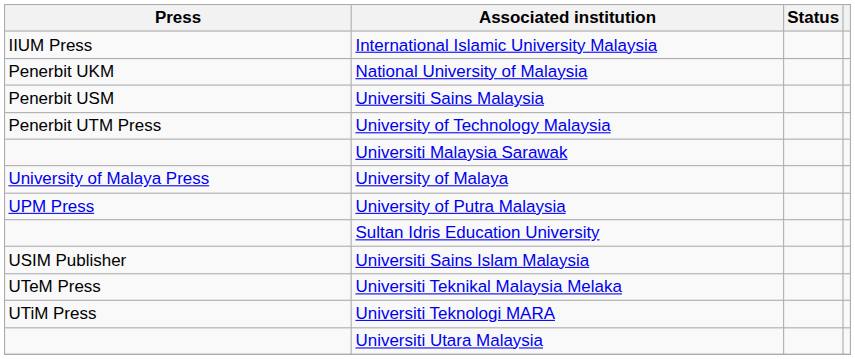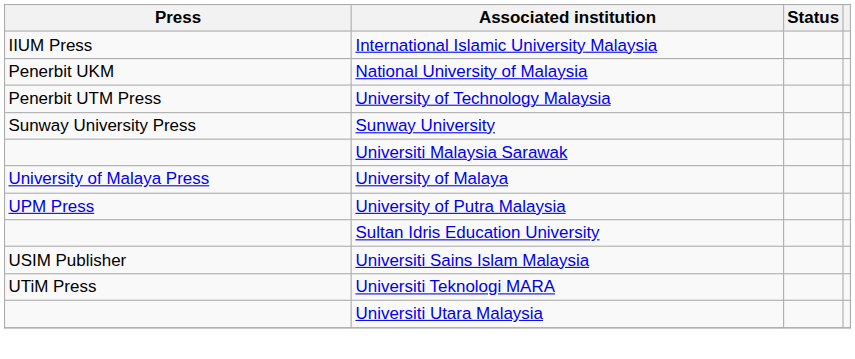- row: (450, 98)
+ row: (425, 125)
- row: (489, 286)
